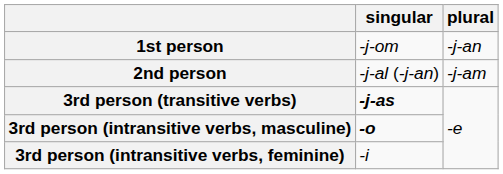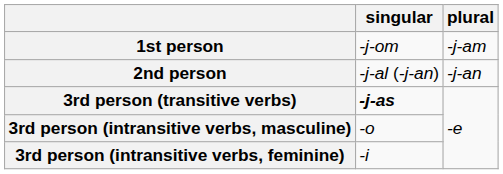(464, 45) -j-an -> (467, 45) -j-am
(467, 73) -j-am -> (464, 73) -j-an
(367, 127) bold -> (367, 127) normal
